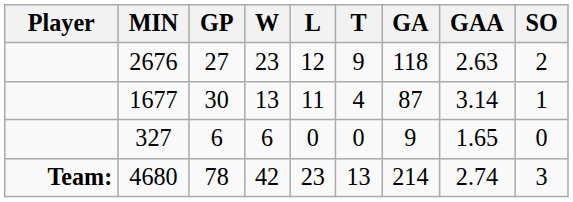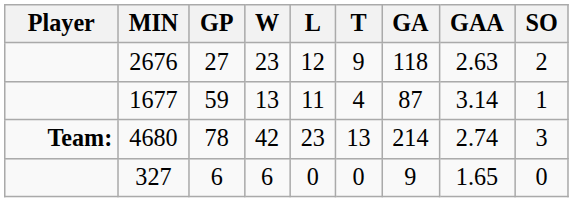(217, 100) 30 -> (217, 100) 59
rows swapped: (153, 138) <-> (153, 176)
